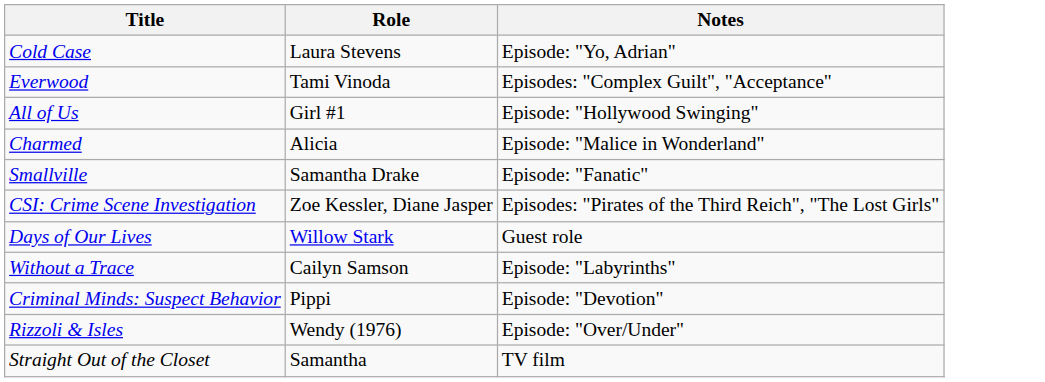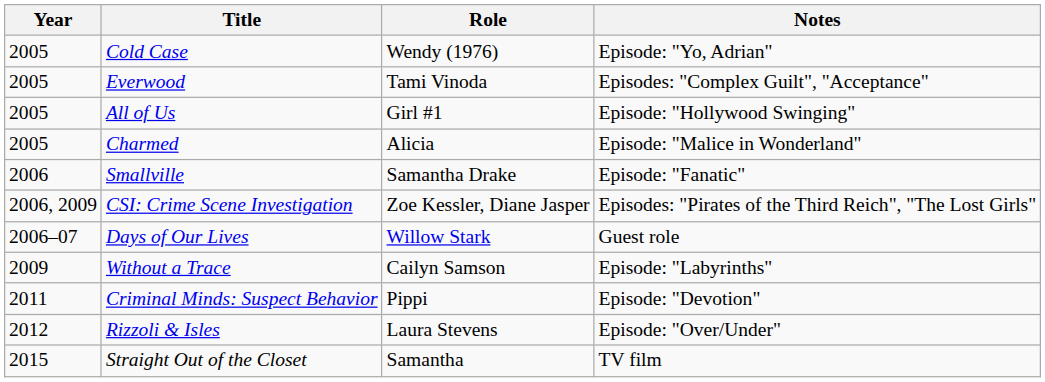+ column: (53, 19)
(345, 50) Laura Stevens -> (442, 50) Wendy (1976)
(346, 329) Wendy (1976) -> (442, 329) Laura Stevens
